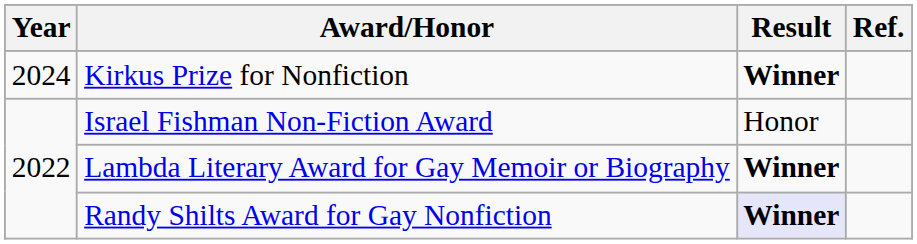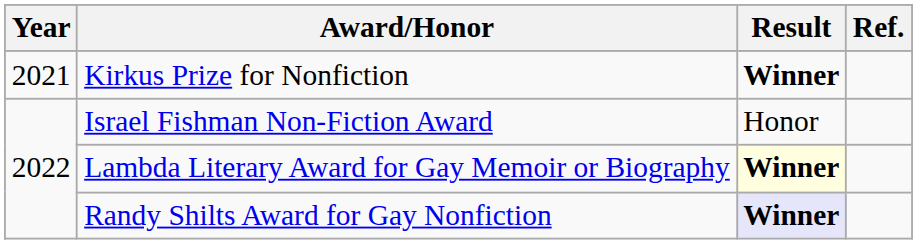(41, 74) 2024 -> (41, 74) 2021
(791, 167) no background -> (791, 167) lightyellow background
